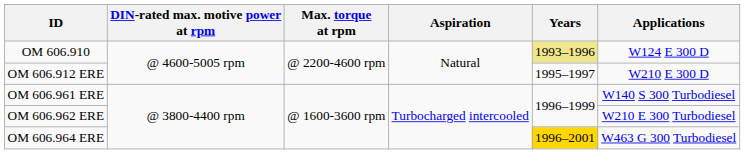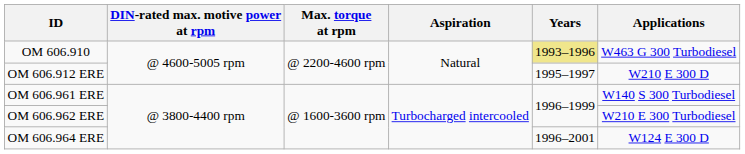(669, 51) W124 E 300 D -> (669, 51) W463 G 300 Turbodiesel
(565, 137) gold background -> (565, 137) no background
(669, 137) W463 G 300 Turbodiesel -> (669, 137) W124 E 300 D
